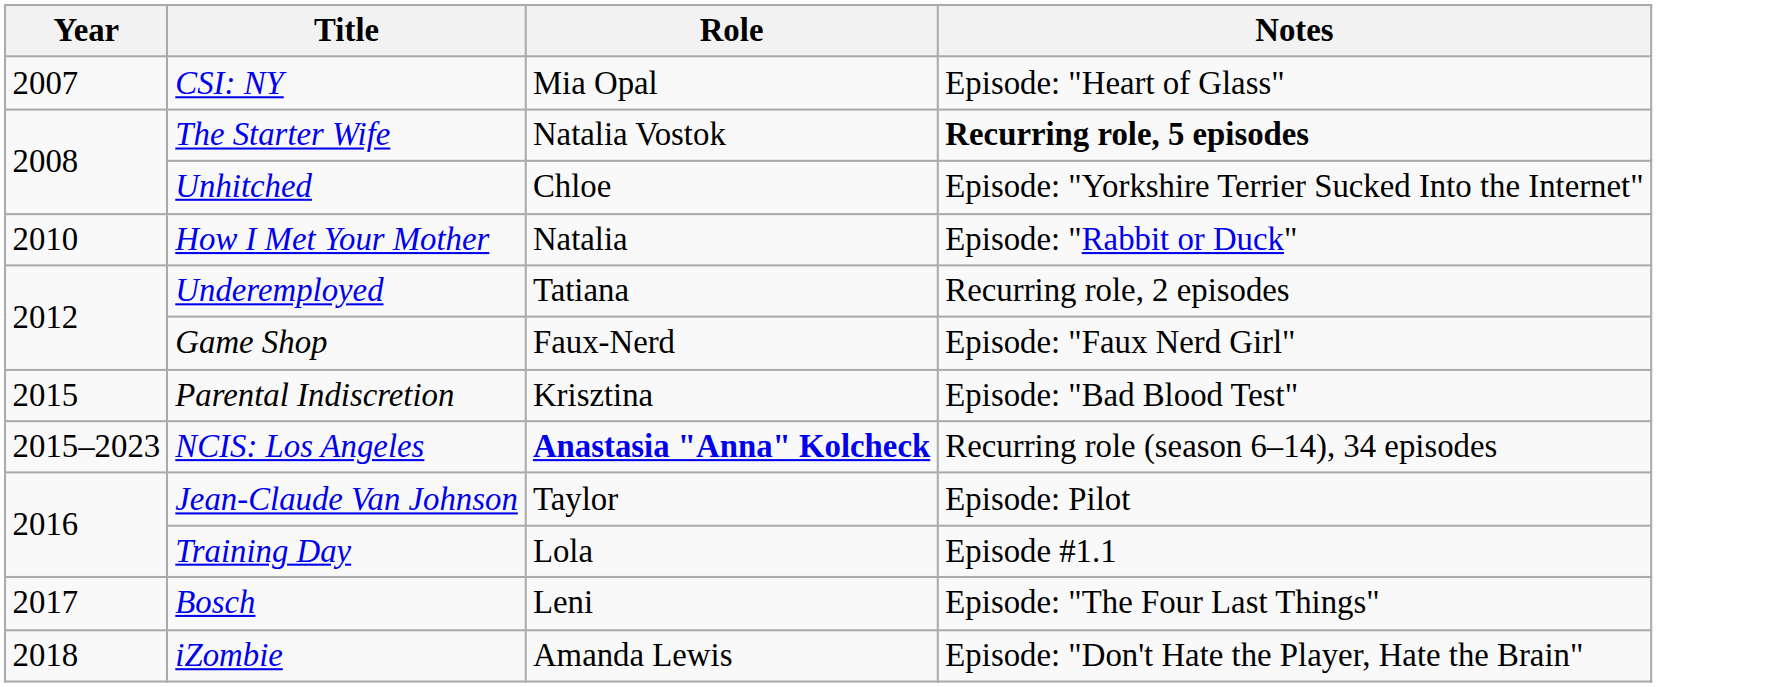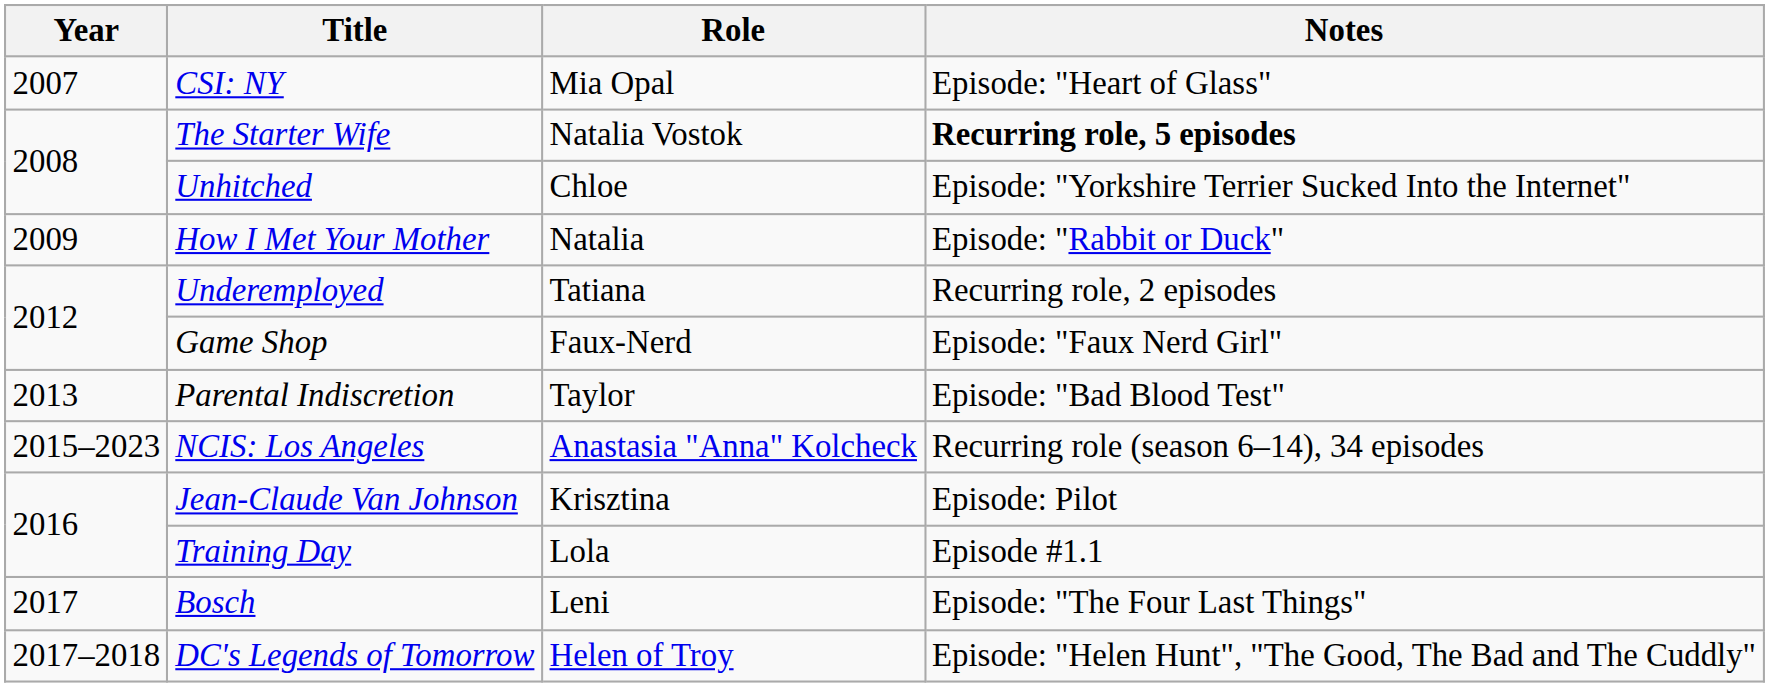(45, 238) 2010 -> (45, 238) 2009
(45, 394) 2015 -> (45, 394) 2013
(593, 394) Krisztina -> (592, 394) Taylor
(732, 446) bold -> (733, 446) normal
(576, 498) Taylor -> (610, 498) Krisztina
+ row: (355, 654)
- row: (229, 654)
